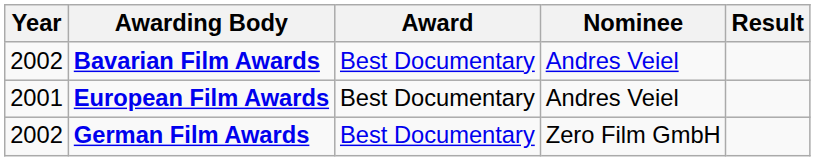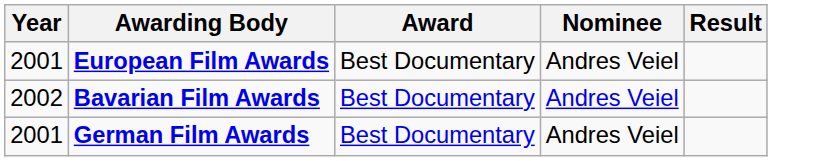rows swapped: (201, 98) <-> (197, 60)
(37, 135) 2002 -> (37, 135) 2001
(633, 135) Zero Film GmbH -> (612, 135) Andres Veiel
